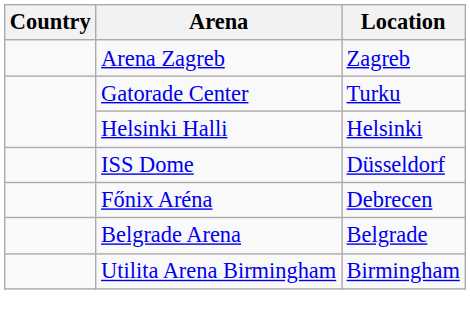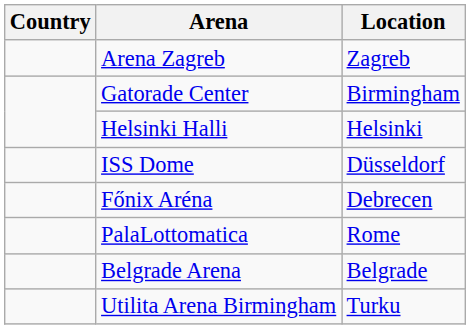(374, 93) Turku -> (403, 93) Birmingham
+ row: (174, 235)
(403, 270) Birmingham -> (374, 306) Turku
